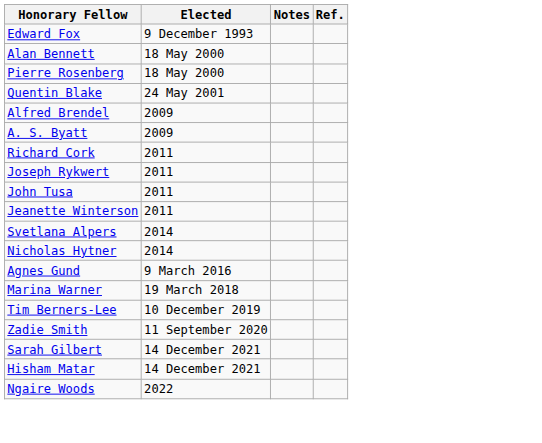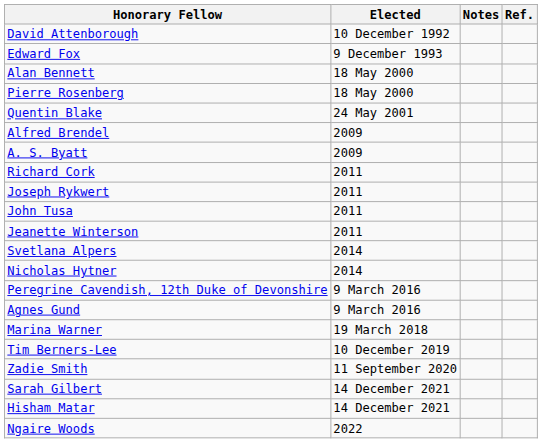+ row: (73, 34)
+ row: (167, 290)
